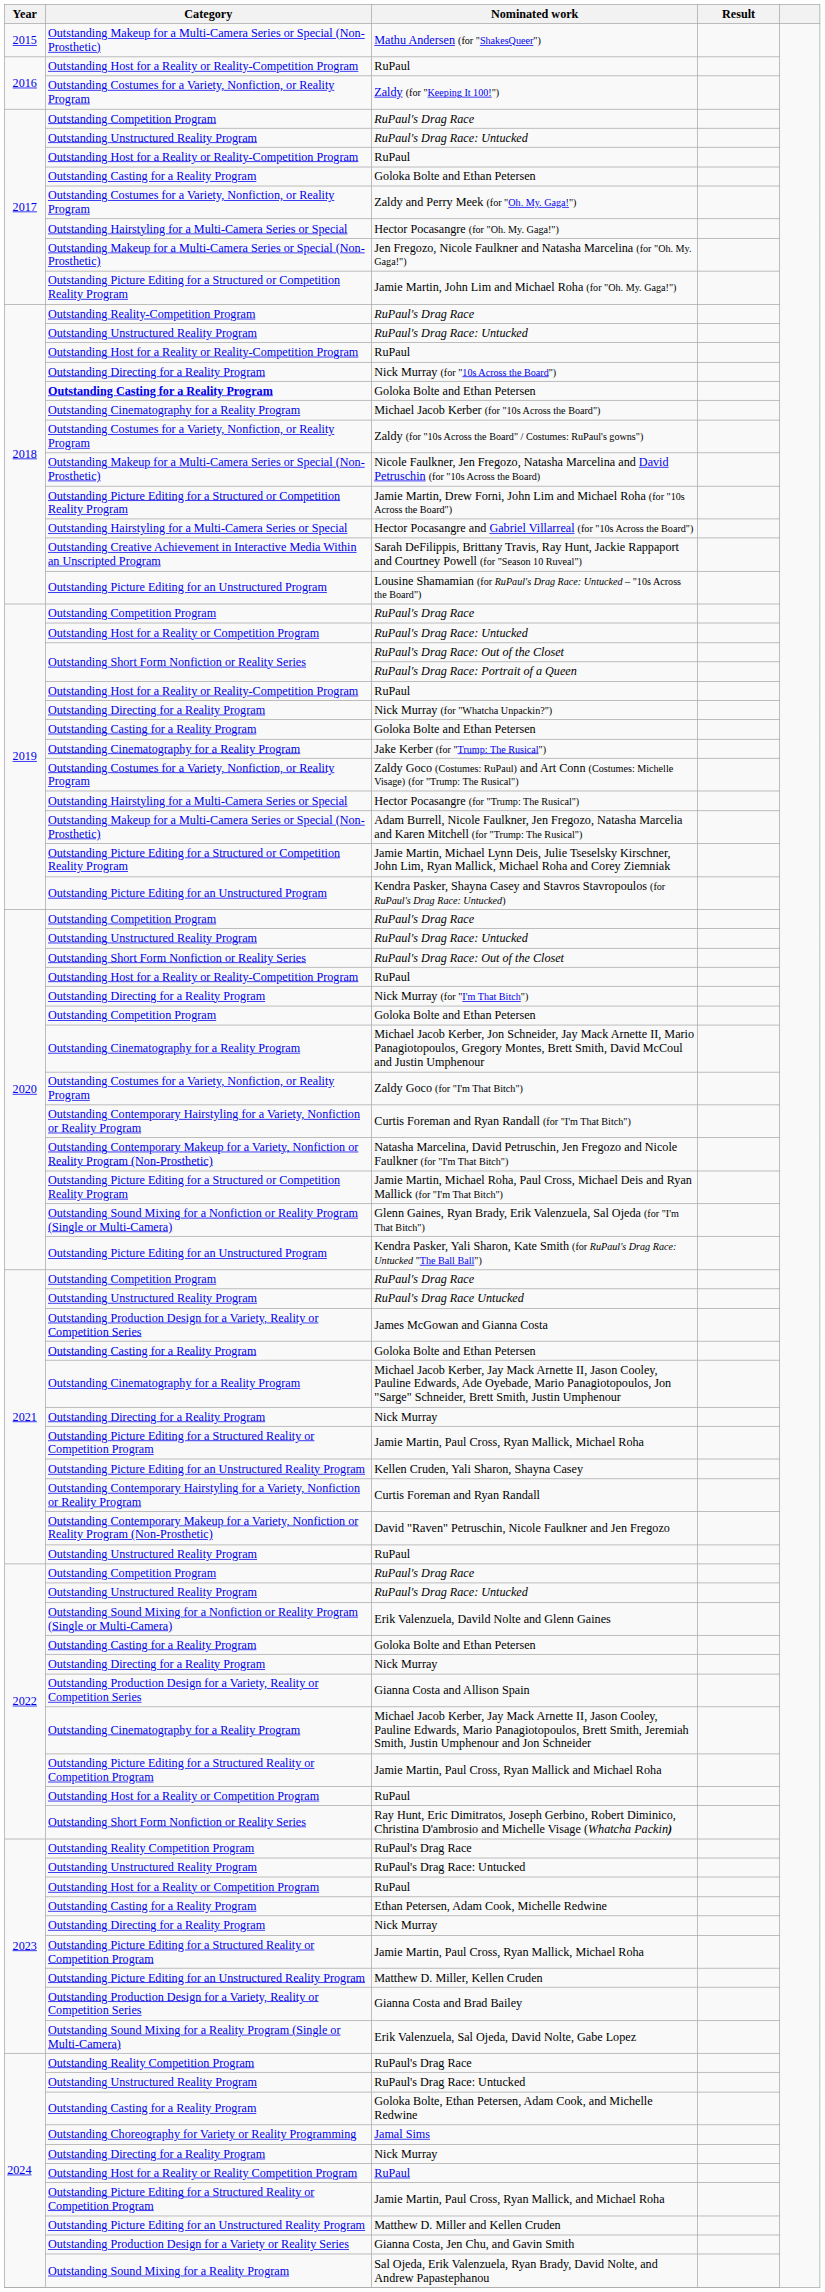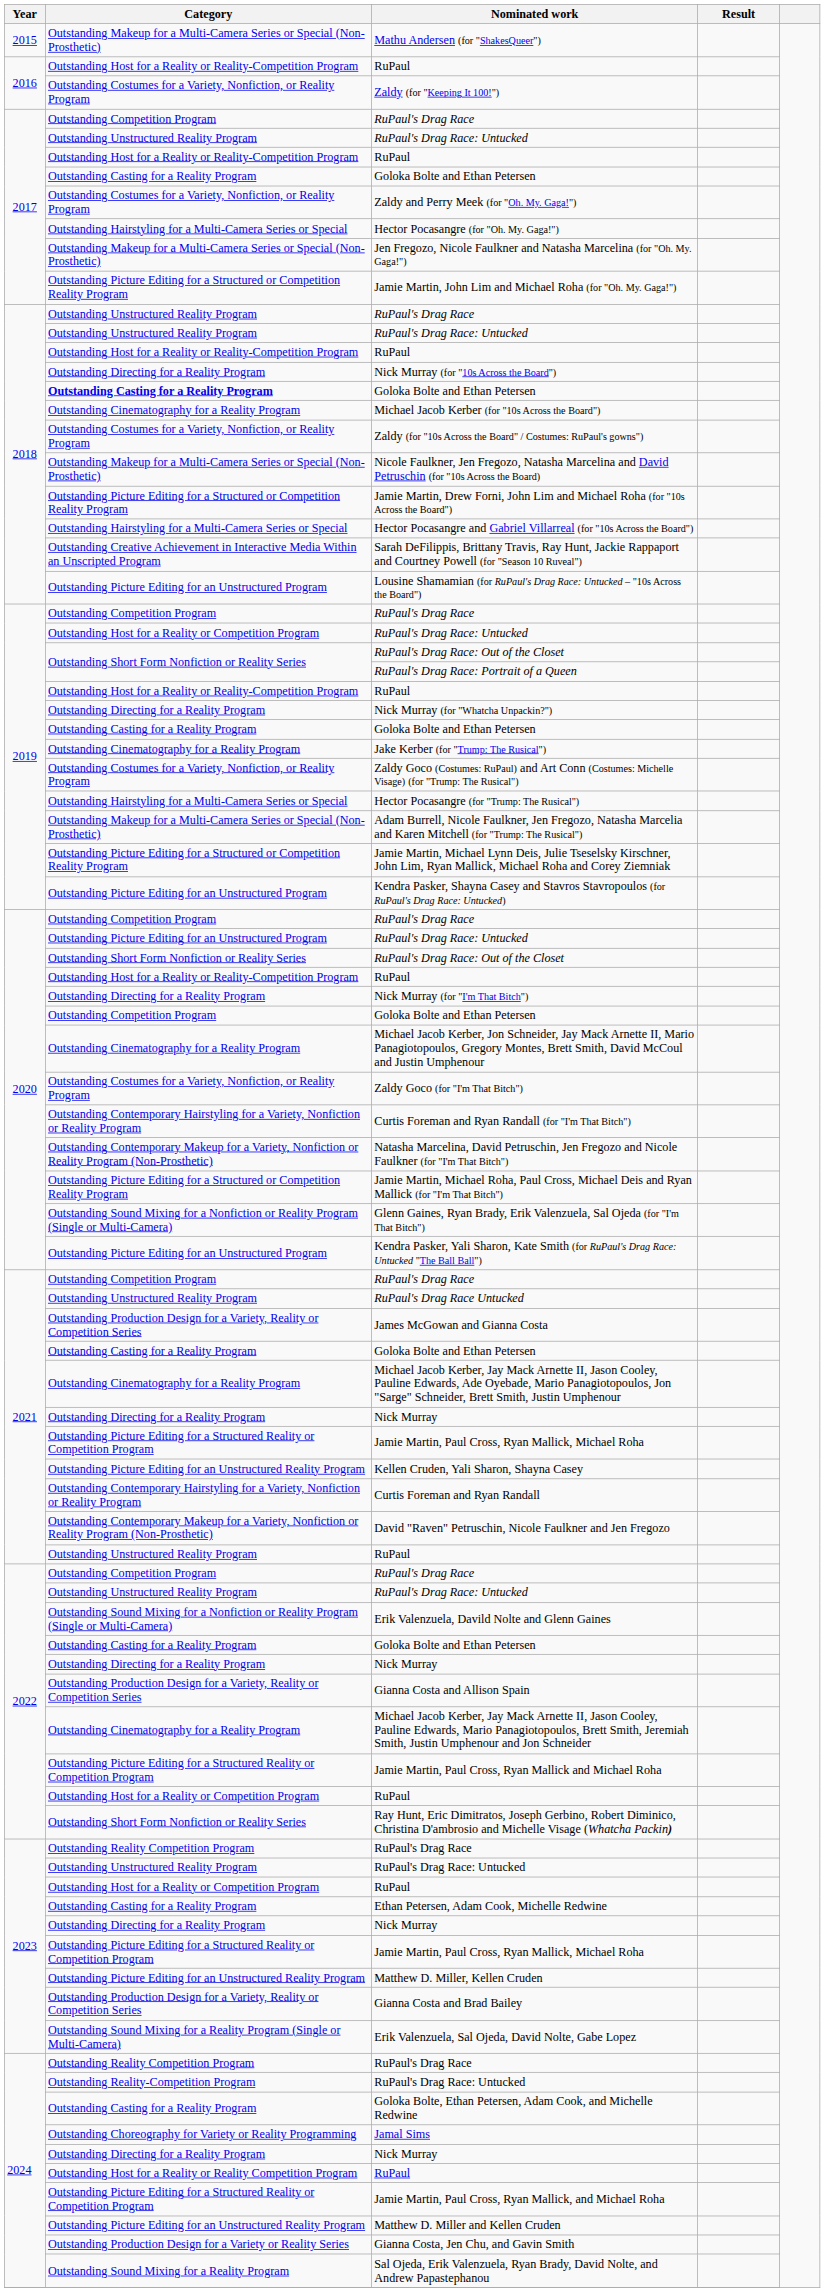(152, 313) Outstanding Reality-Competition Program -> (152, 313) Outstanding Unstructured Reality Program
(152, 938) Outstanding Unstructured Reality Program -> (187, 938) Outstanding Picture Editing for an Unstructured Program
(152, 2082) Outstanding Unstructured Reality Program -> (152, 2082) Outstanding Reality-Competition Program
